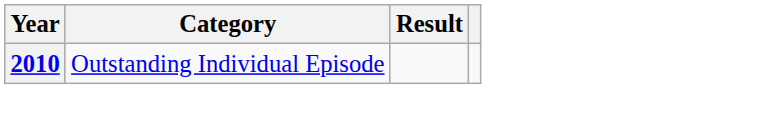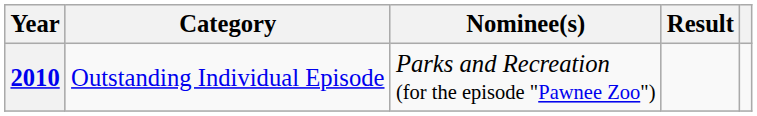+ column: (526, 24)
